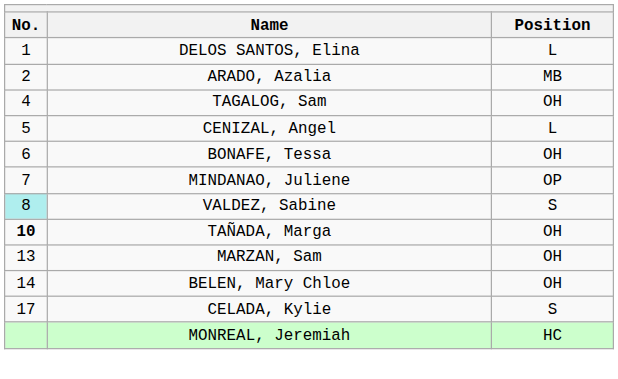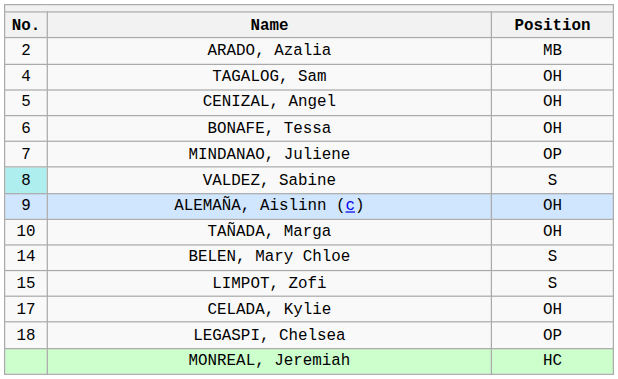- row: (269, 51)
(553, 128) L -> (553, 103) OH
+ row: (269, 206)
(26, 232) bold -> (26, 232) normal
- row: (269, 258)
(553, 284) OH -> (553, 258) S
+ row: (269, 284)
(553, 309) S -> (553, 309) OH
+ row: (269, 335)
